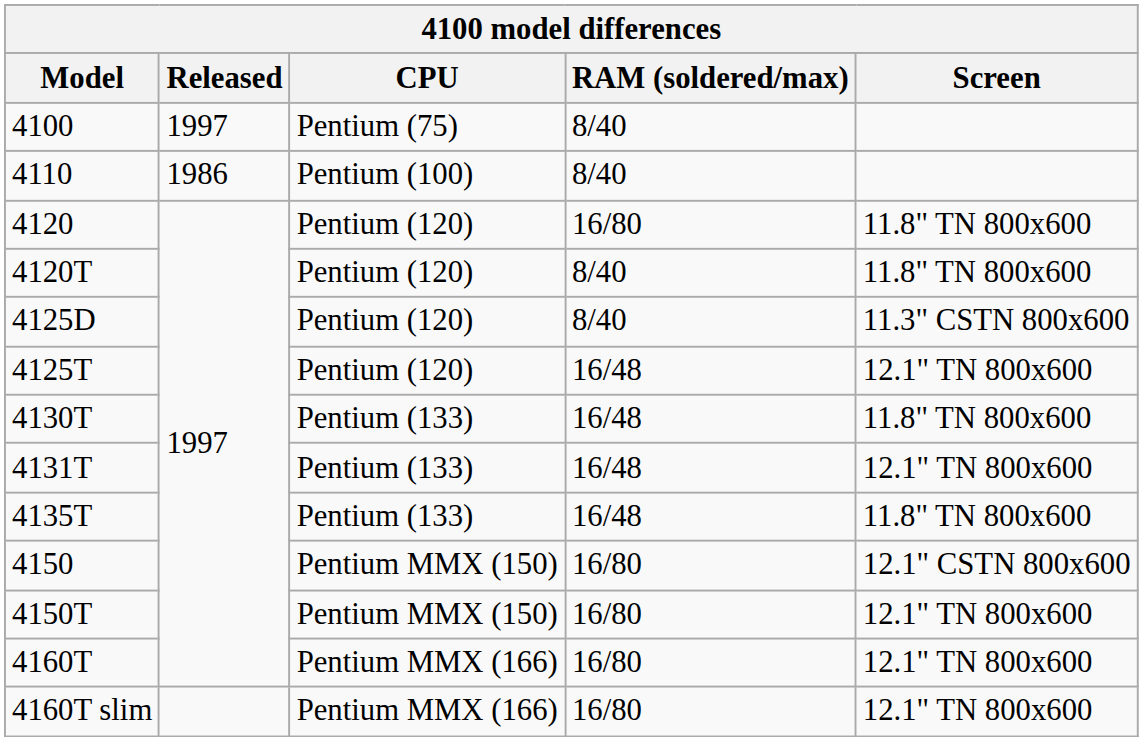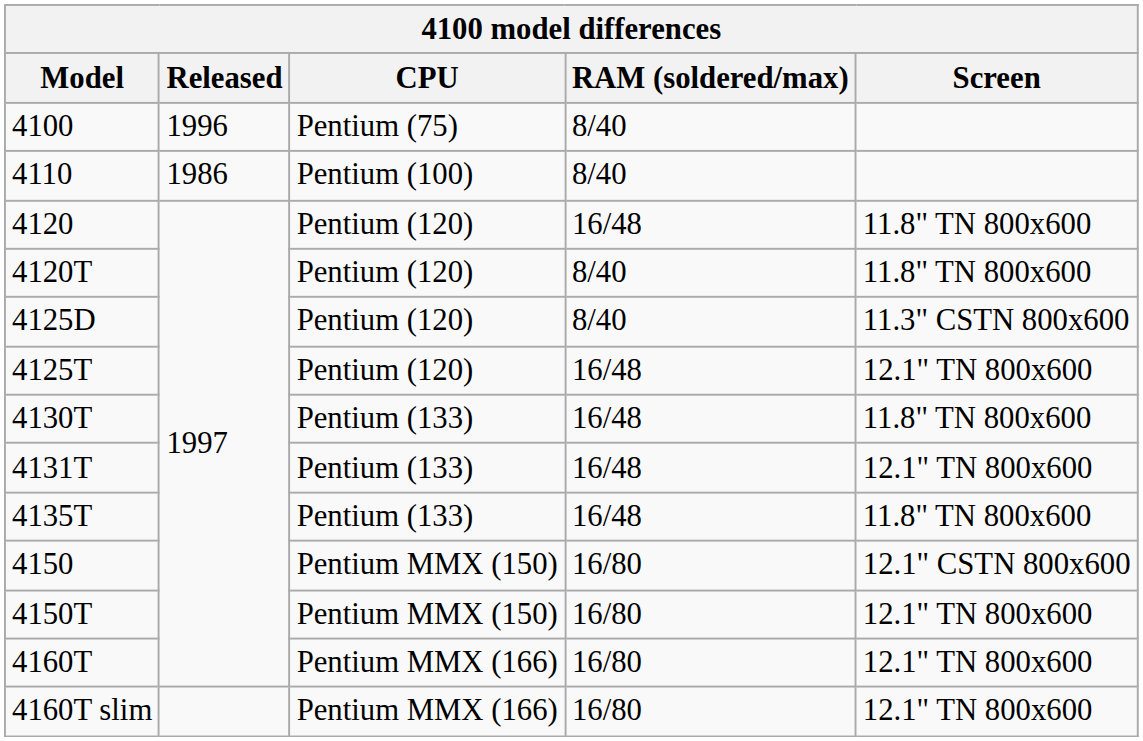(197, 126) 1997 -> (197, 126) 1996
(607, 223) 16/80 -> (607, 223) 16/48
